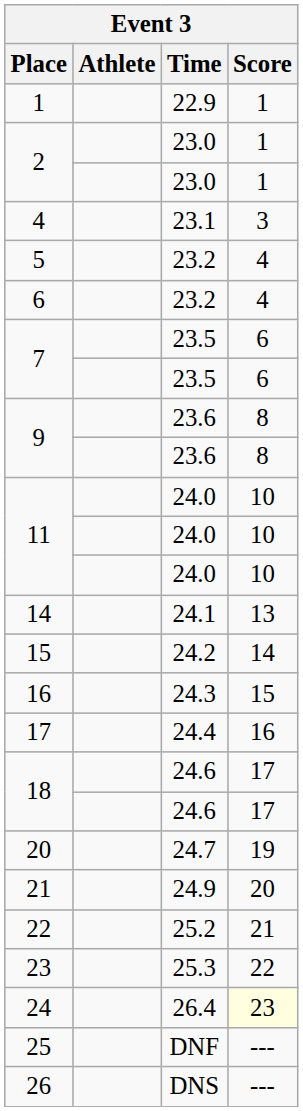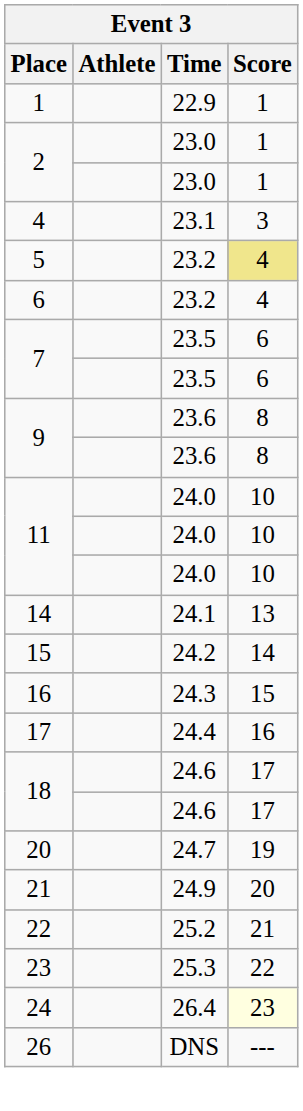(262, 260) no background -> (262, 260) khaki background
- row: (39, 1046)
